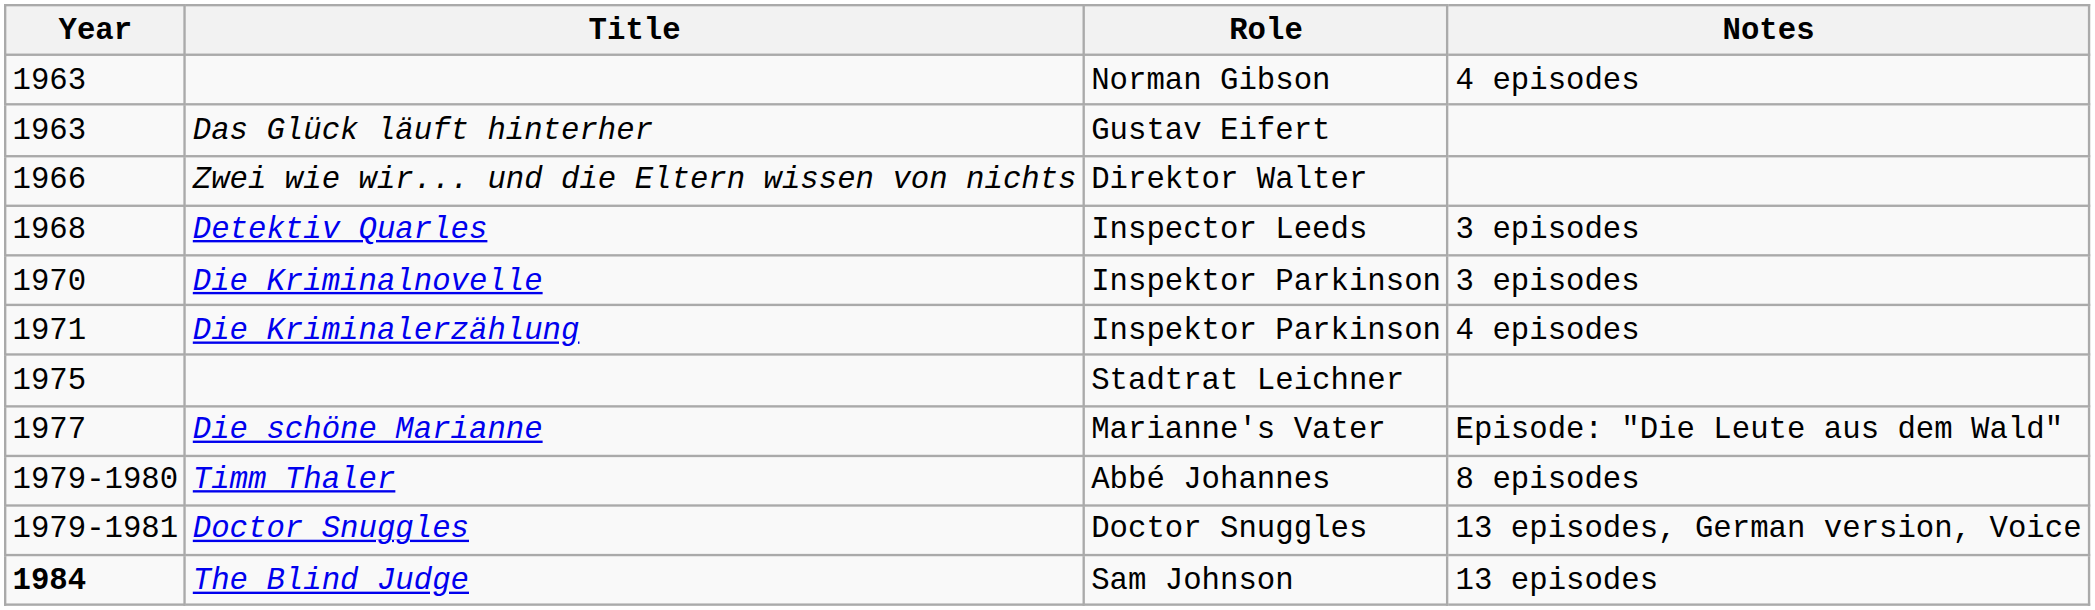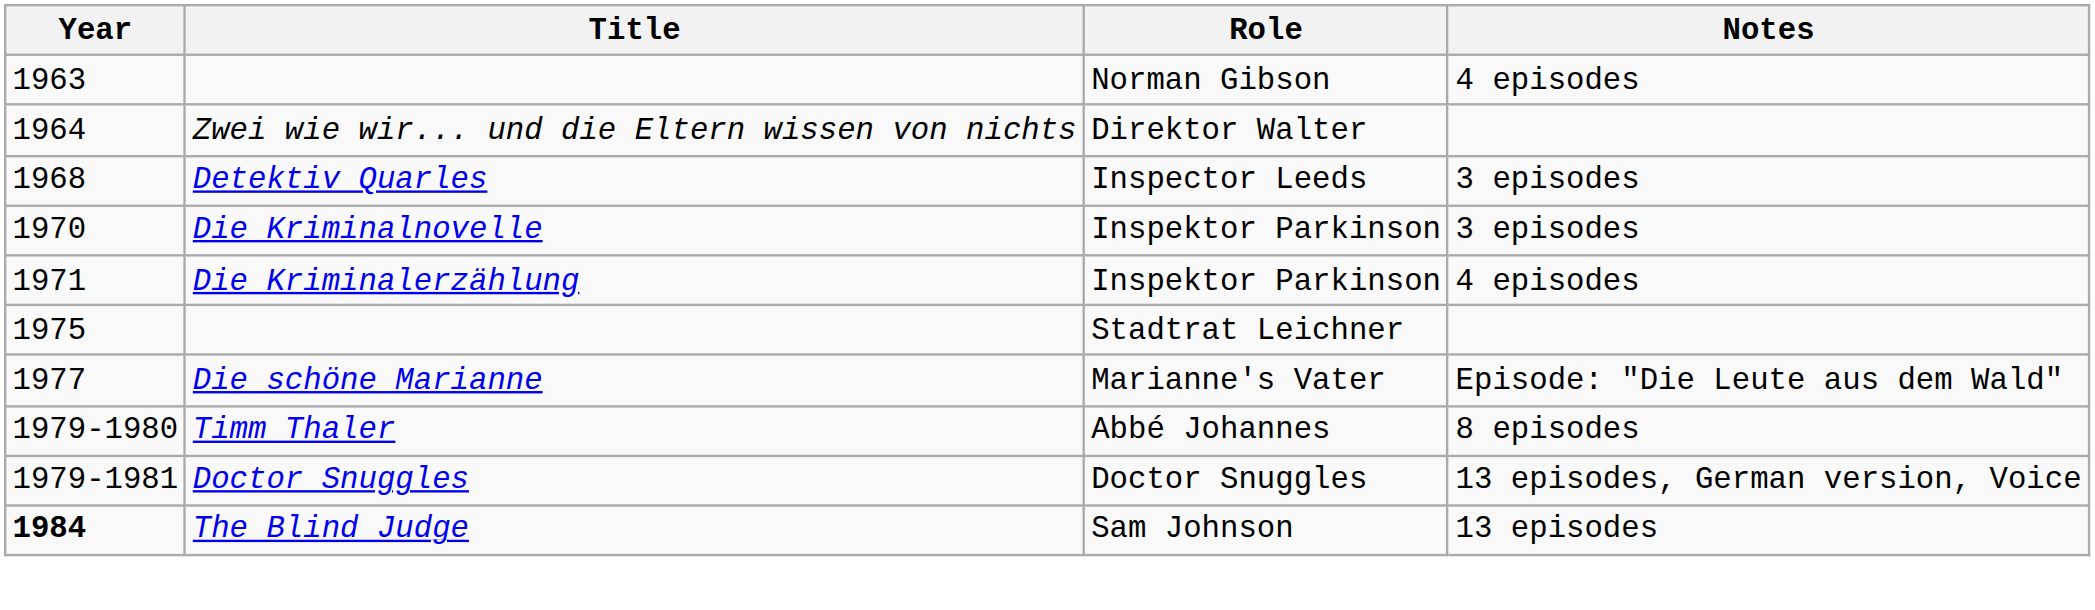- row: (423, 130)
(49, 180) 1966 -> (49, 130) 1964
